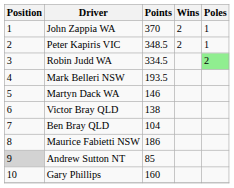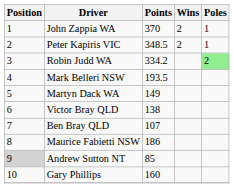(156, 61) 334.5 -> (156, 61) 334.2
(152, 93) 146 -> (152, 93) 149
(152, 126) 104 -> (152, 126) 107
